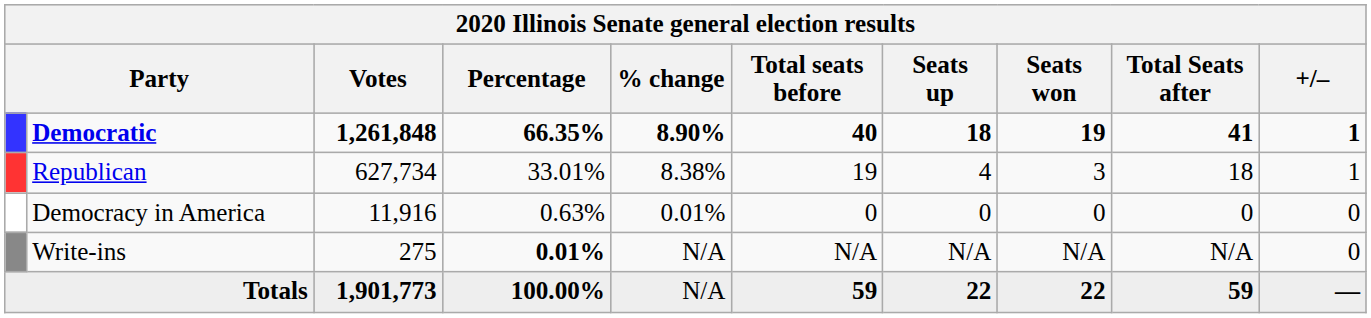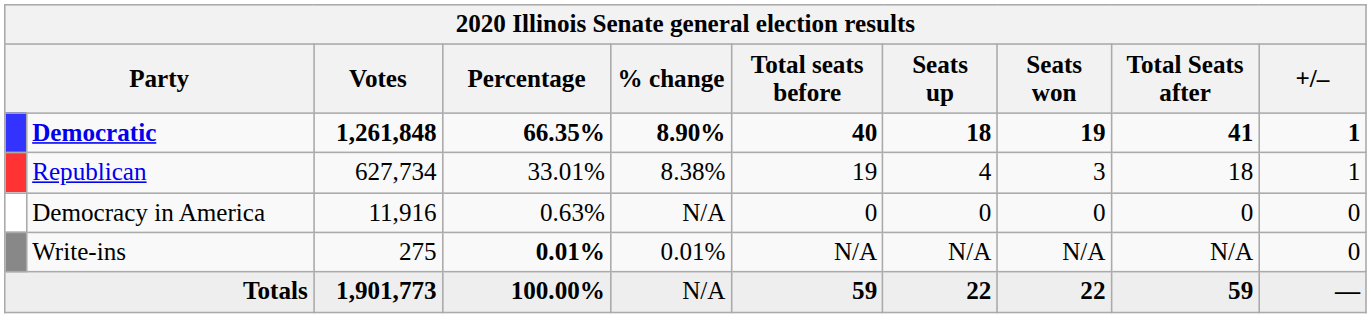(693, 212) 0.01% -> (704, 212) N/A
(704, 251) N/A -> (693, 251) 0.01%
